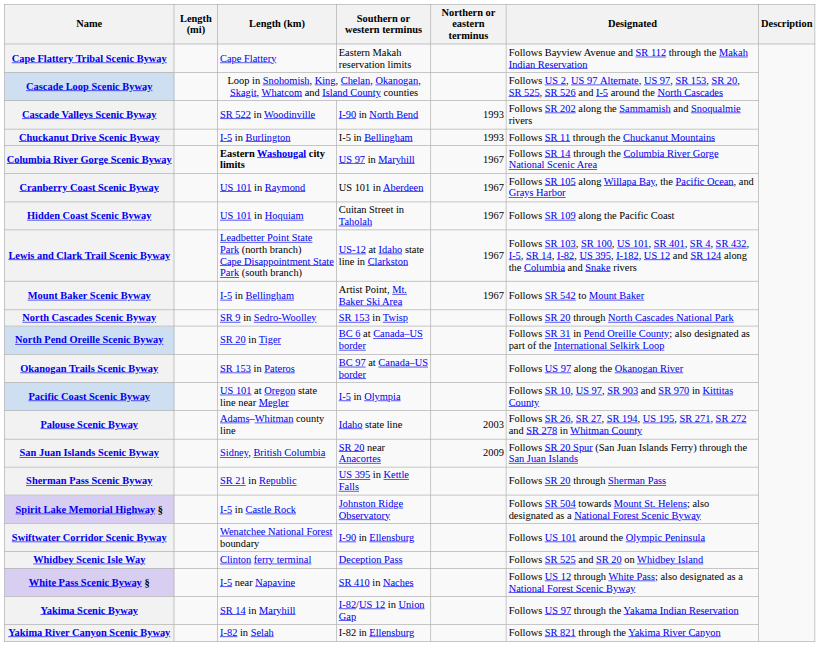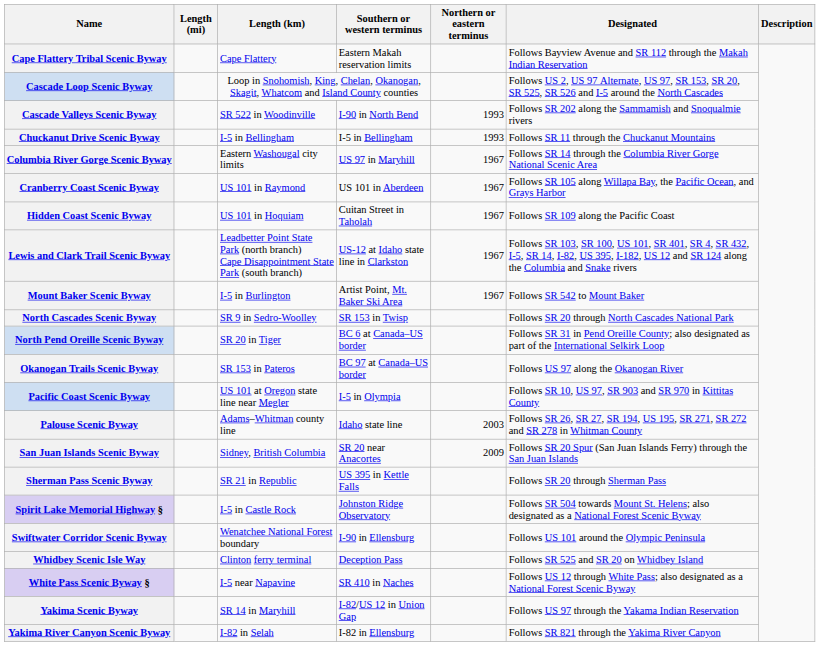(255, 137) I-5 in Burlington -> (257, 137) I-5 in Bellingham
(273, 159) bold -> (269, 159) normal
(257, 295) I-5 in Bellingham -> (255, 295) I-5 in Burlington
